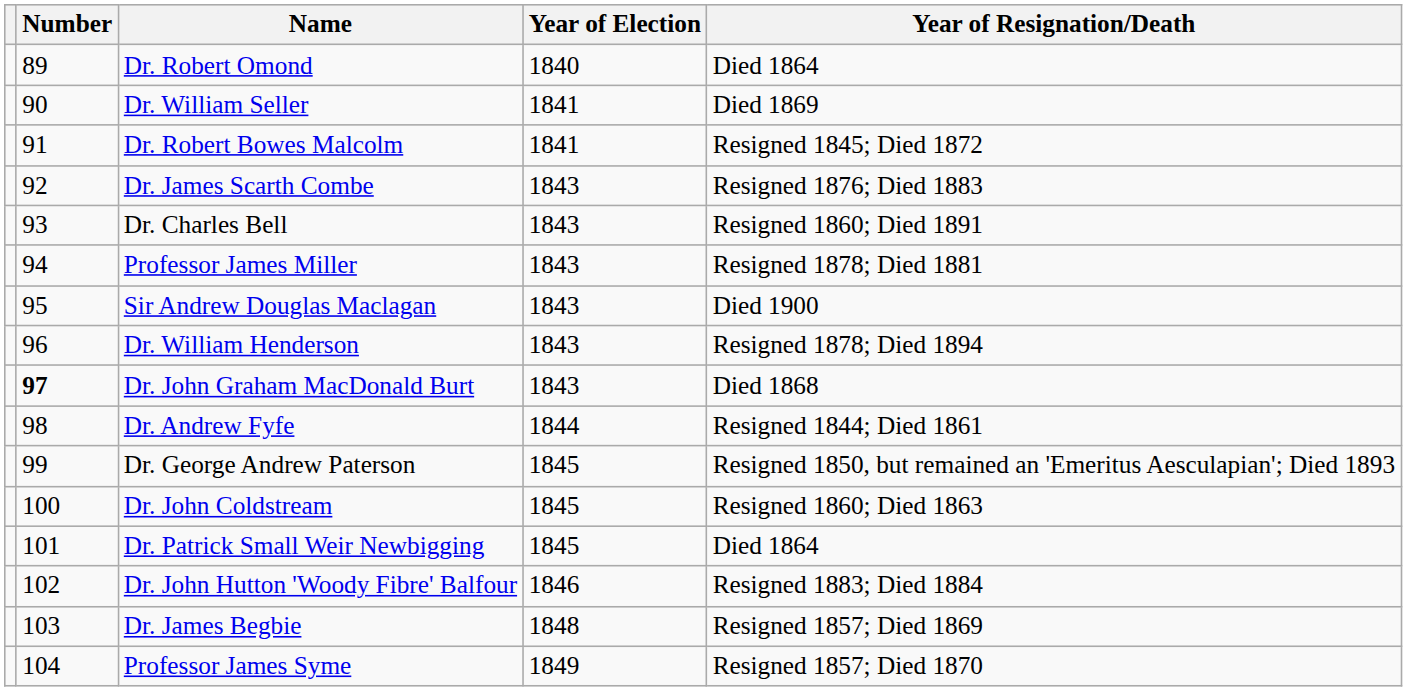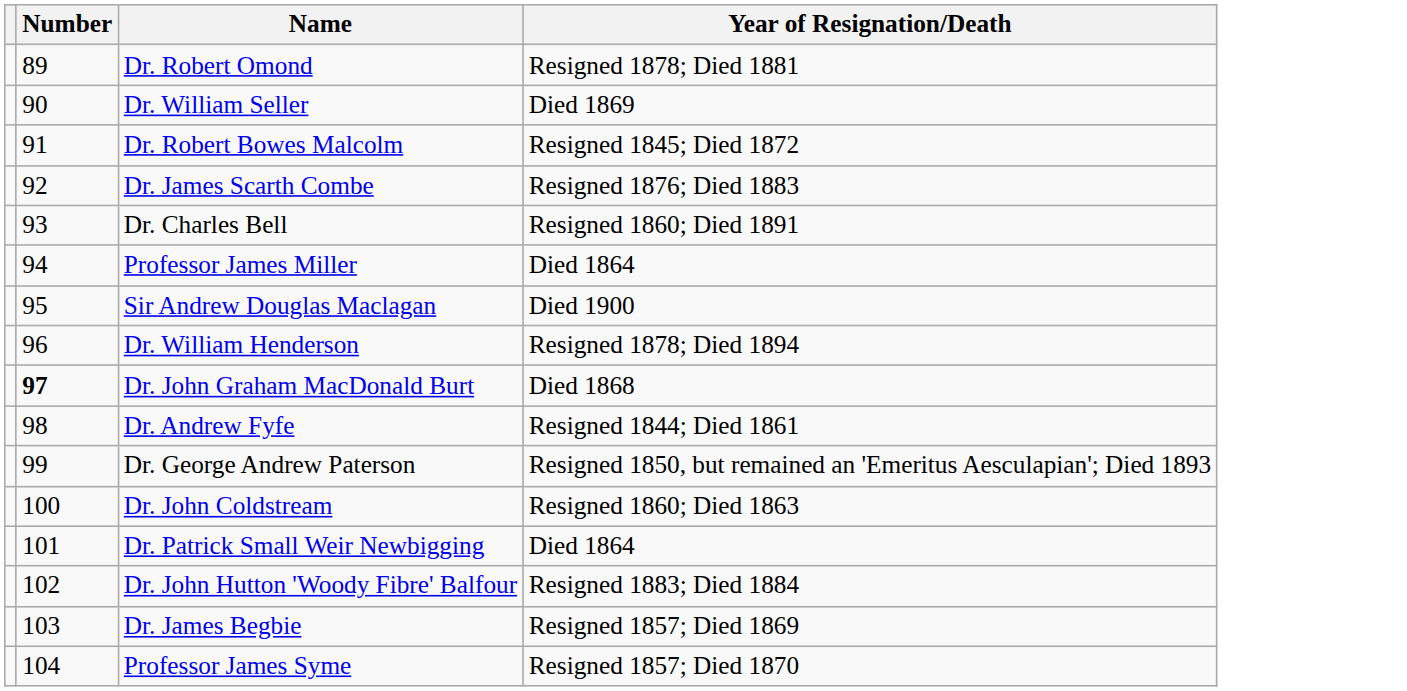- column: (615, 24)
(766, 64) Died 1864 -> (664, 64) Resigned 1878; Died 1881
(848, 265) Resigned 1878; Died 1881 -> (582, 265) Died 1864
